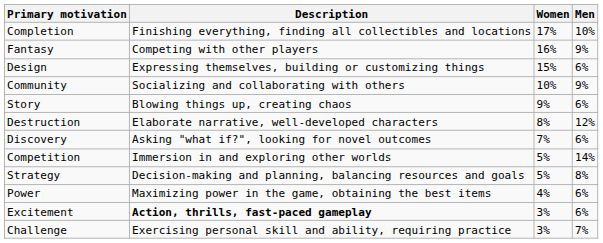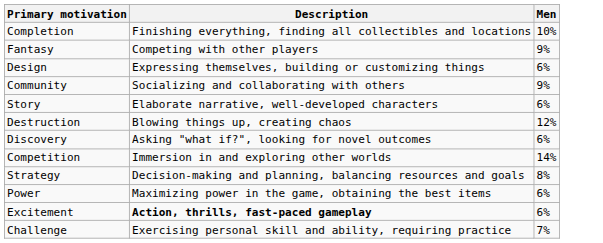- column: (553, 13)
(242, 103) Blowing things up, creating chaos -> (285, 103) Elaborate narrative, well-developed characters
(285, 121) Elaborate narrative, well-developed characters -> (242, 121) Blowing things up, creating chaos
